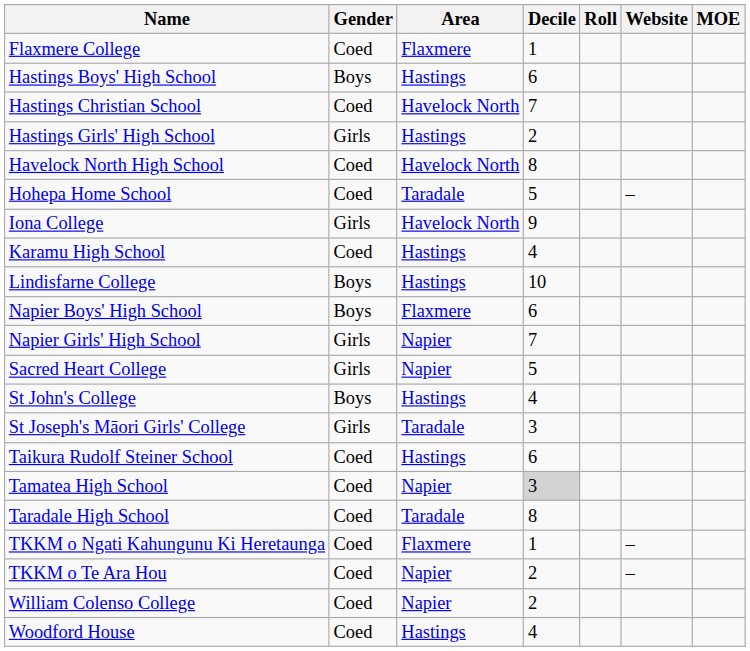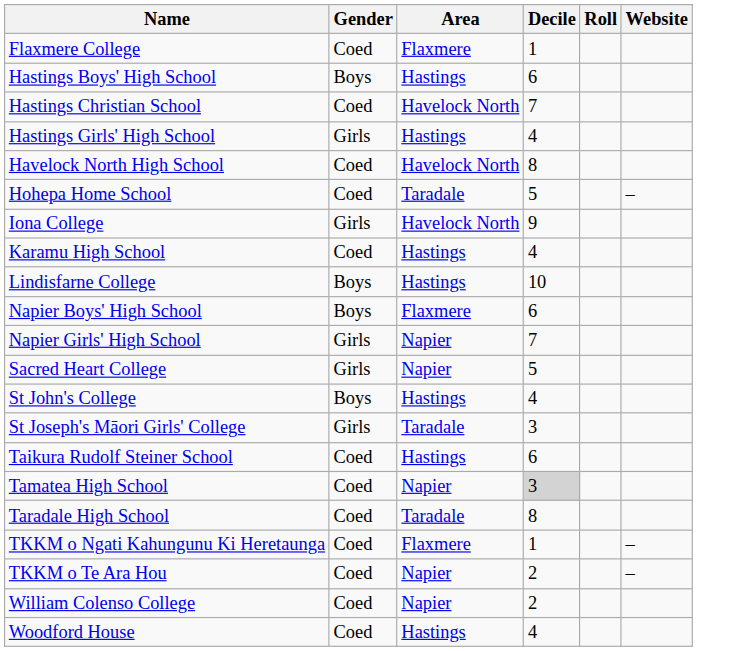- column: (718, 19)
(532, 135) 2 -> (532, 135) 4
